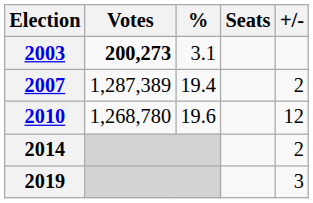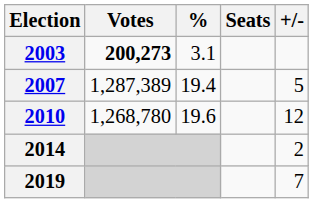(299, 85) 2 -> (299, 85) 5
(299, 181) 3 -> (299, 181) 7
